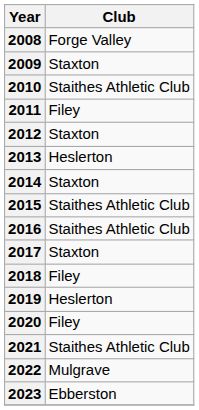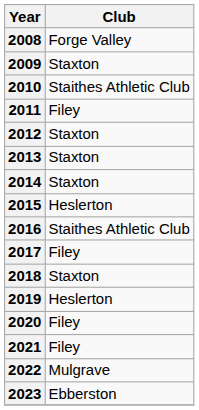(80, 157) Heslerton -> (74, 157) Staxton
(119, 205) Staithes Athletic Club -> (80, 205) Heslerton
(74, 252) Staxton -> (64, 252) Filey
(64, 275) Filey -> (74, 275) Staxton
(119, 346) Staithes Athletic Club -> (64, 346) Filey
